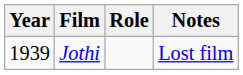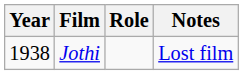(30, 52) 1939 -> (30, 52) 1938
